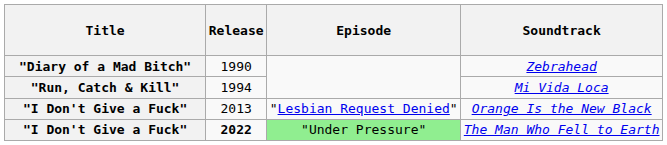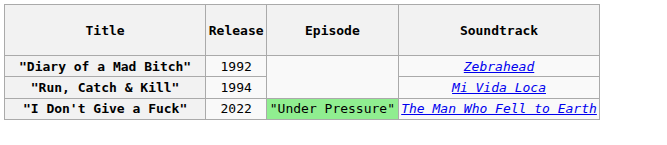(236, 66) 1990 -> (236, 66) 1992
- row: (562, 109)
(236, 130) bold -> (236, 109) normal
